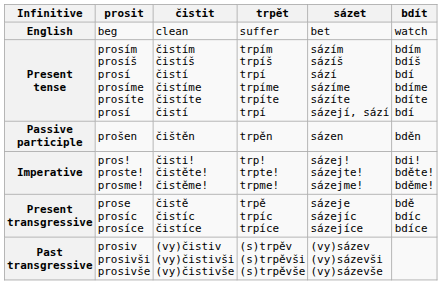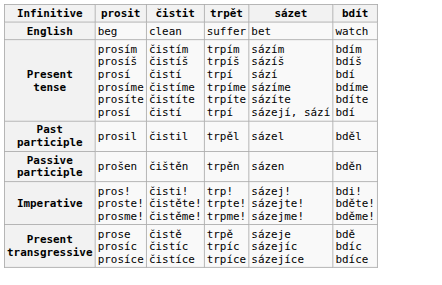+ row: (50, 136)
- row: (50, 259)
